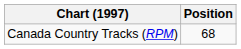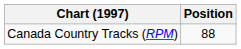(208, 34) 68 -> (208, 34) 88
